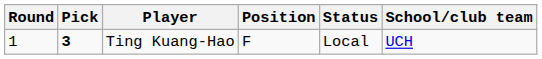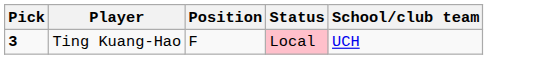- column: (31, 17)
(346, 42) no background -> (293, 42) pink background
